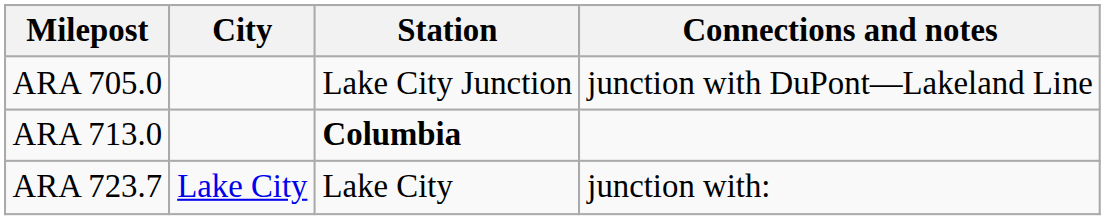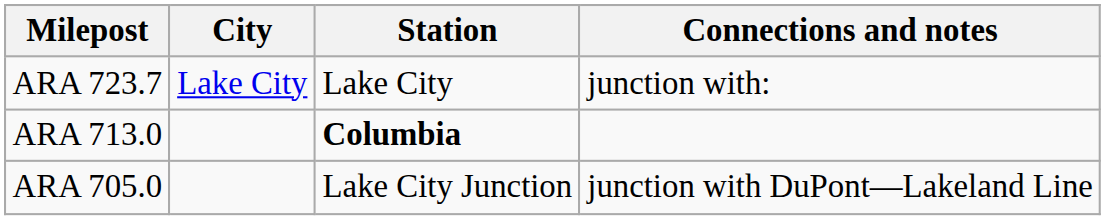rows swapped: (87, 82) <-> (87, 186)
